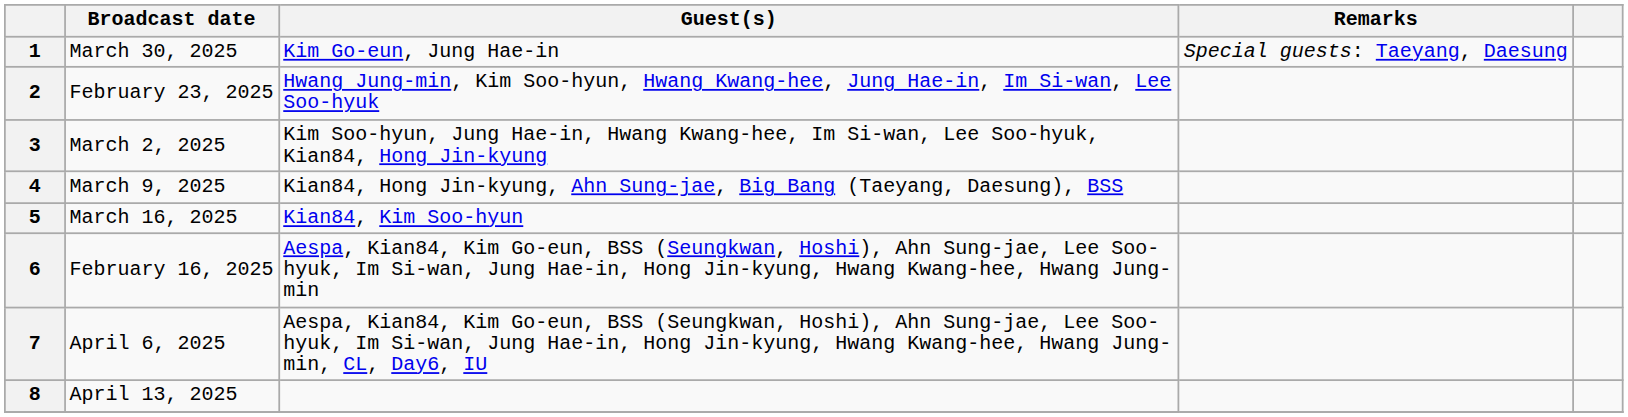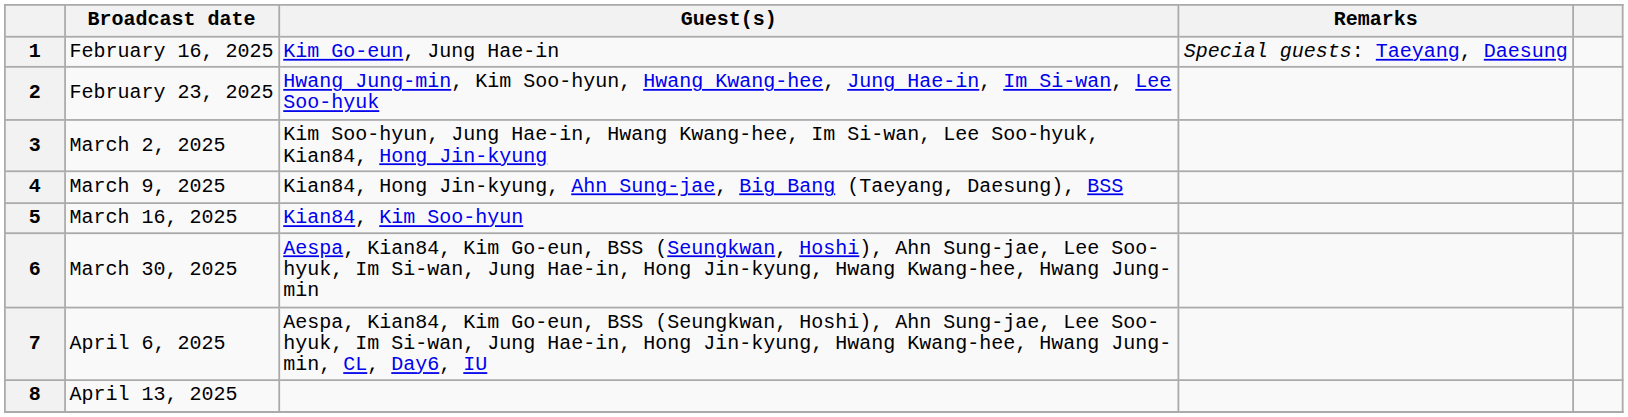(154, 52) March 30, 2025 -> (172, 52) February 16, 2025
(172, 270) February 16, 2025 -> (154, 270) March 30, 2025
